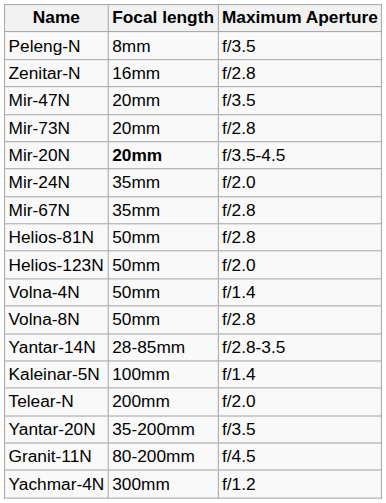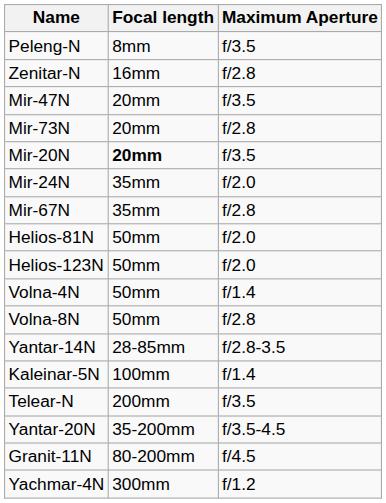(254, 155) f/3.5-4.5 -> (239, 155) f/3.5
(239, 237) f/2.8 -> (239, 237) f/2.0
(239, 401) f/2.0 -> (239, 401) f/3.5
(239, 429) f/3.5 -> (254, 429) f/3.5-4.5
